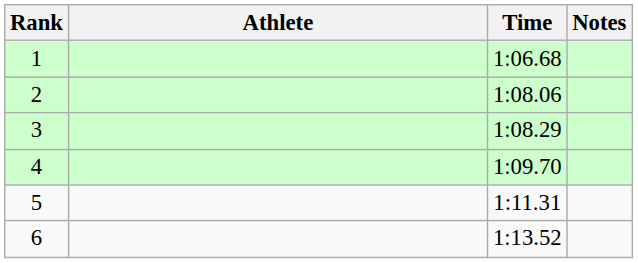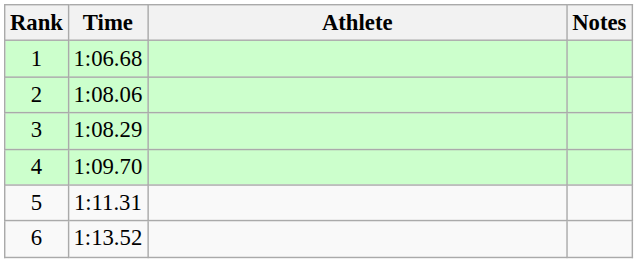columns swapped: (278, 22) <-> (527, 22)
